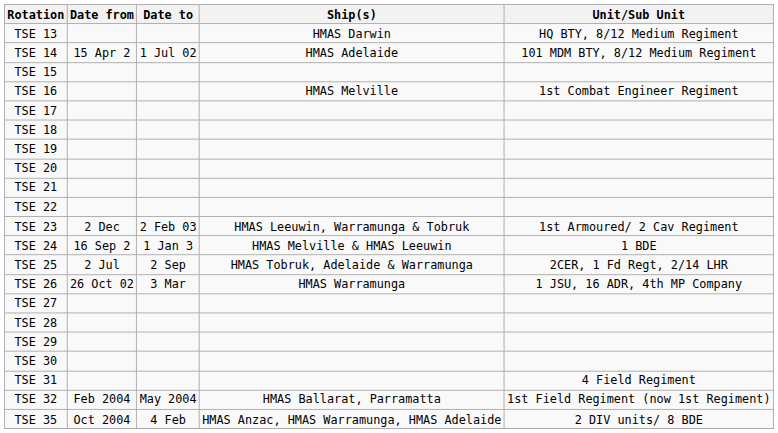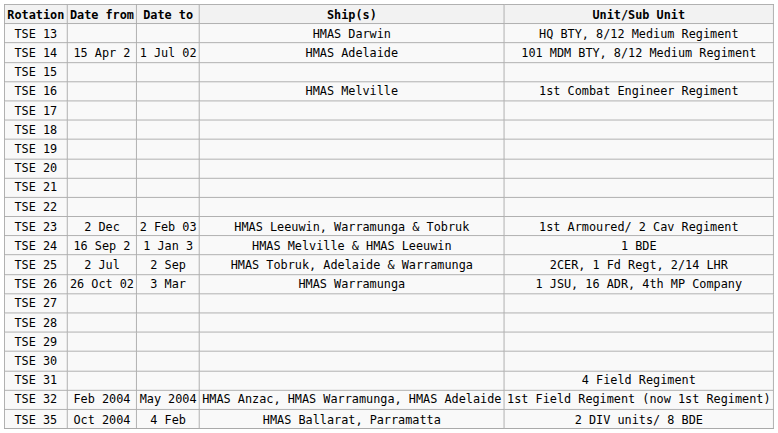(352, 400) HMAS Ballarat, Parramatta -> (352, 400) HMAS Anzac, HMAS Warramunga, HMAS Adelaide
(352, 419) HMAS Anzac, HMAS Warramunga, HMAS Adelaide -> (352, 419) HMAS Ballarat, Parramatta
